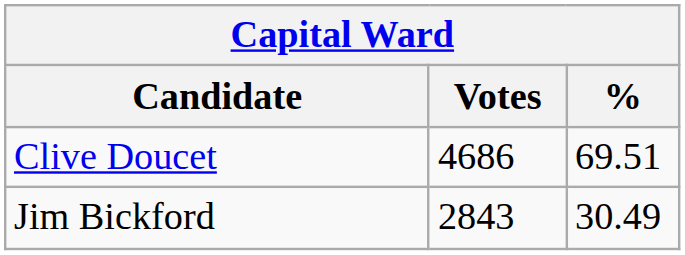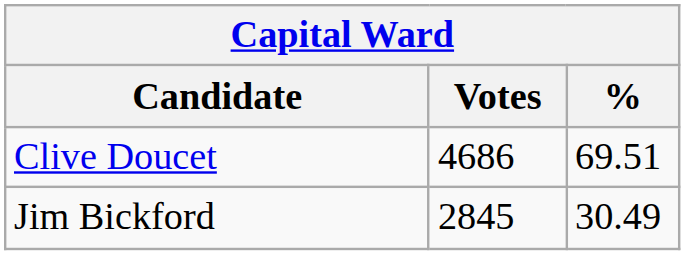(476, 216) 2843 -> (476, 216) 2845
